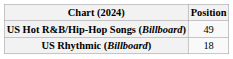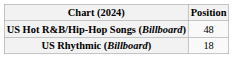(209, 29) 49 -> (209, 29) 48
